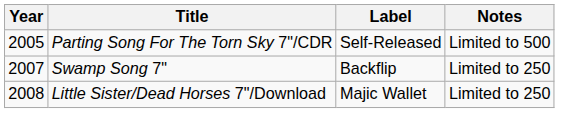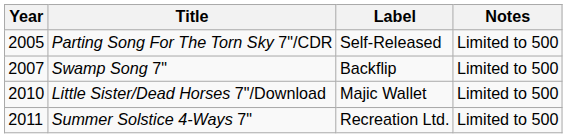(500, 68) Limited to 250 -> (508, 68) Limited to 500
(26, 94) 2008 -> (26, 94) 2010
(500, 94) Limited to 250 -> (508, 94) Limited to 500
+ row: (152, 119)
